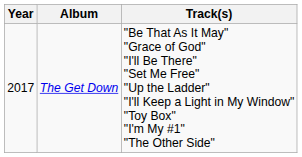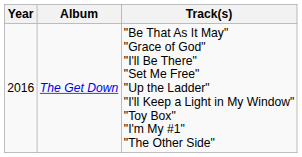(21, 88) 2017 -> (21, 88) 2016
